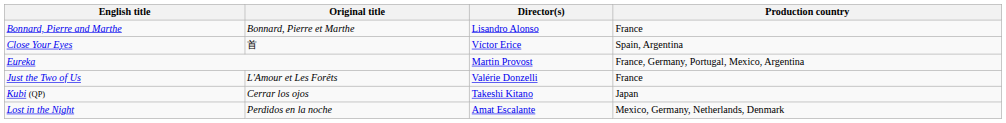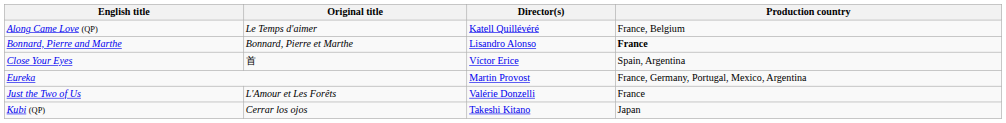+ row: (52, 28)
(629, 28) normal -> (633, 44) bold
- row: (40, 110)
